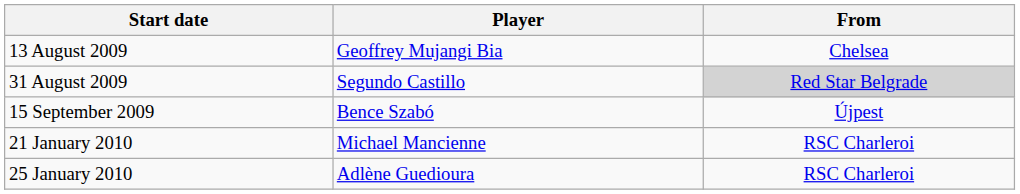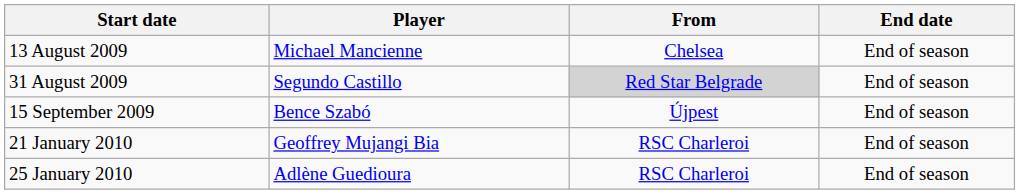+ column: (916, 20)
(420, 50) Geoffrey Mujangi Bia -> (348, 50) Michael Mancienne
(411, 143) Michael Mancienne -> (356, 143) Geoffrey Mujangi Bia
